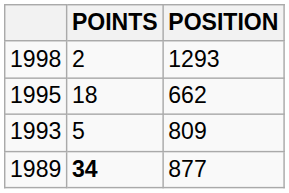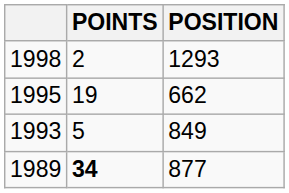(85, 95) 18 -> (85, 95) 19
(188, 132) 809 -> (188, 132) 849
